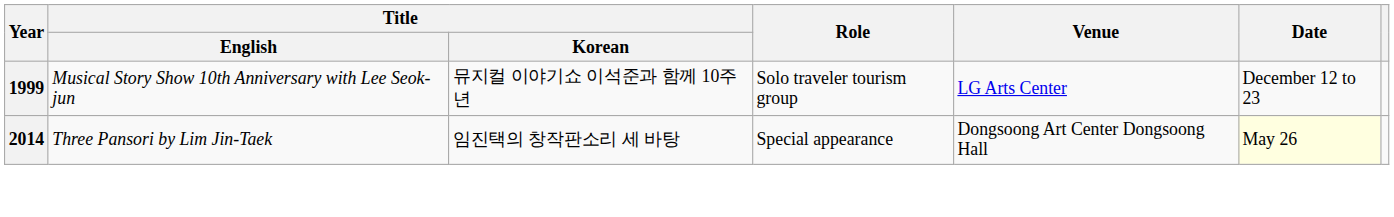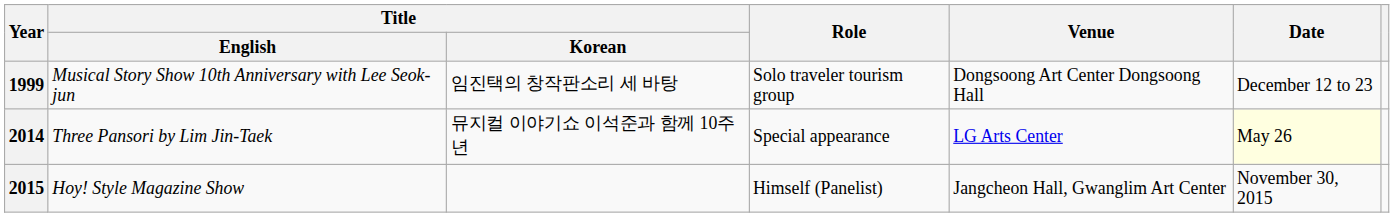(595, 87) 뮤지컬 이야기쇼 이석준과 함께 10주년 -> (564, 84) 임진택의 창작판소리 세 바탕
(1012, 88) LG Arts Center -> (1077, 84) Dongsoong Art Center Dongsoong Hall
(566, 139) 임진택의 창작판소리 세 바탕 -> (593, 135) 뮤지컬 이야기쇼 이석준과 함께 10주년
(1081, 139) Dongsoong Art Center Dongsoong Hall -> (1008, 136) LG Arts Center
+ row: (26, 187)
